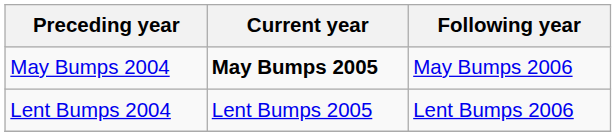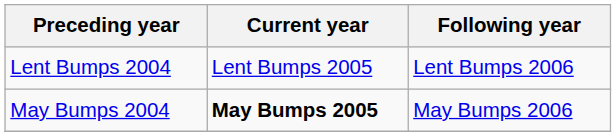rows swapped: (90, 67) <-> (91, 110)
